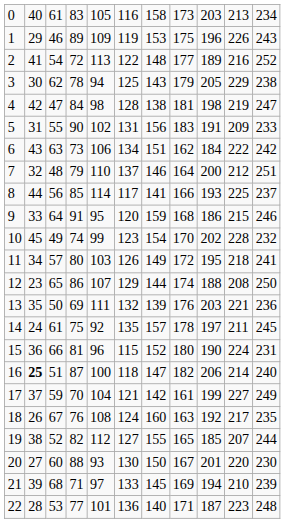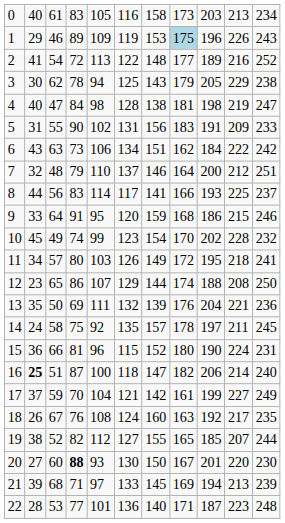(183, 37) no background -> (183, 37) lightblue background
(35, 104) 42 -> (35, 104) 40
(76, 194) 85 -> (76, 194) 83
(211, 305) 203 -> (211, 305) 204
(56, 328) 61 -> (56, 328) 58
(76, 462) normal -> (76, 462) bold
(239, 484) 210 -> (239, 484) 213
